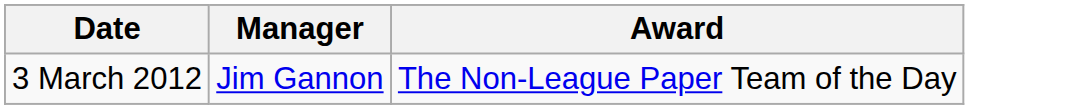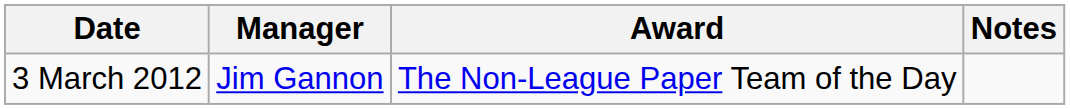+ column: (1014, 29)
